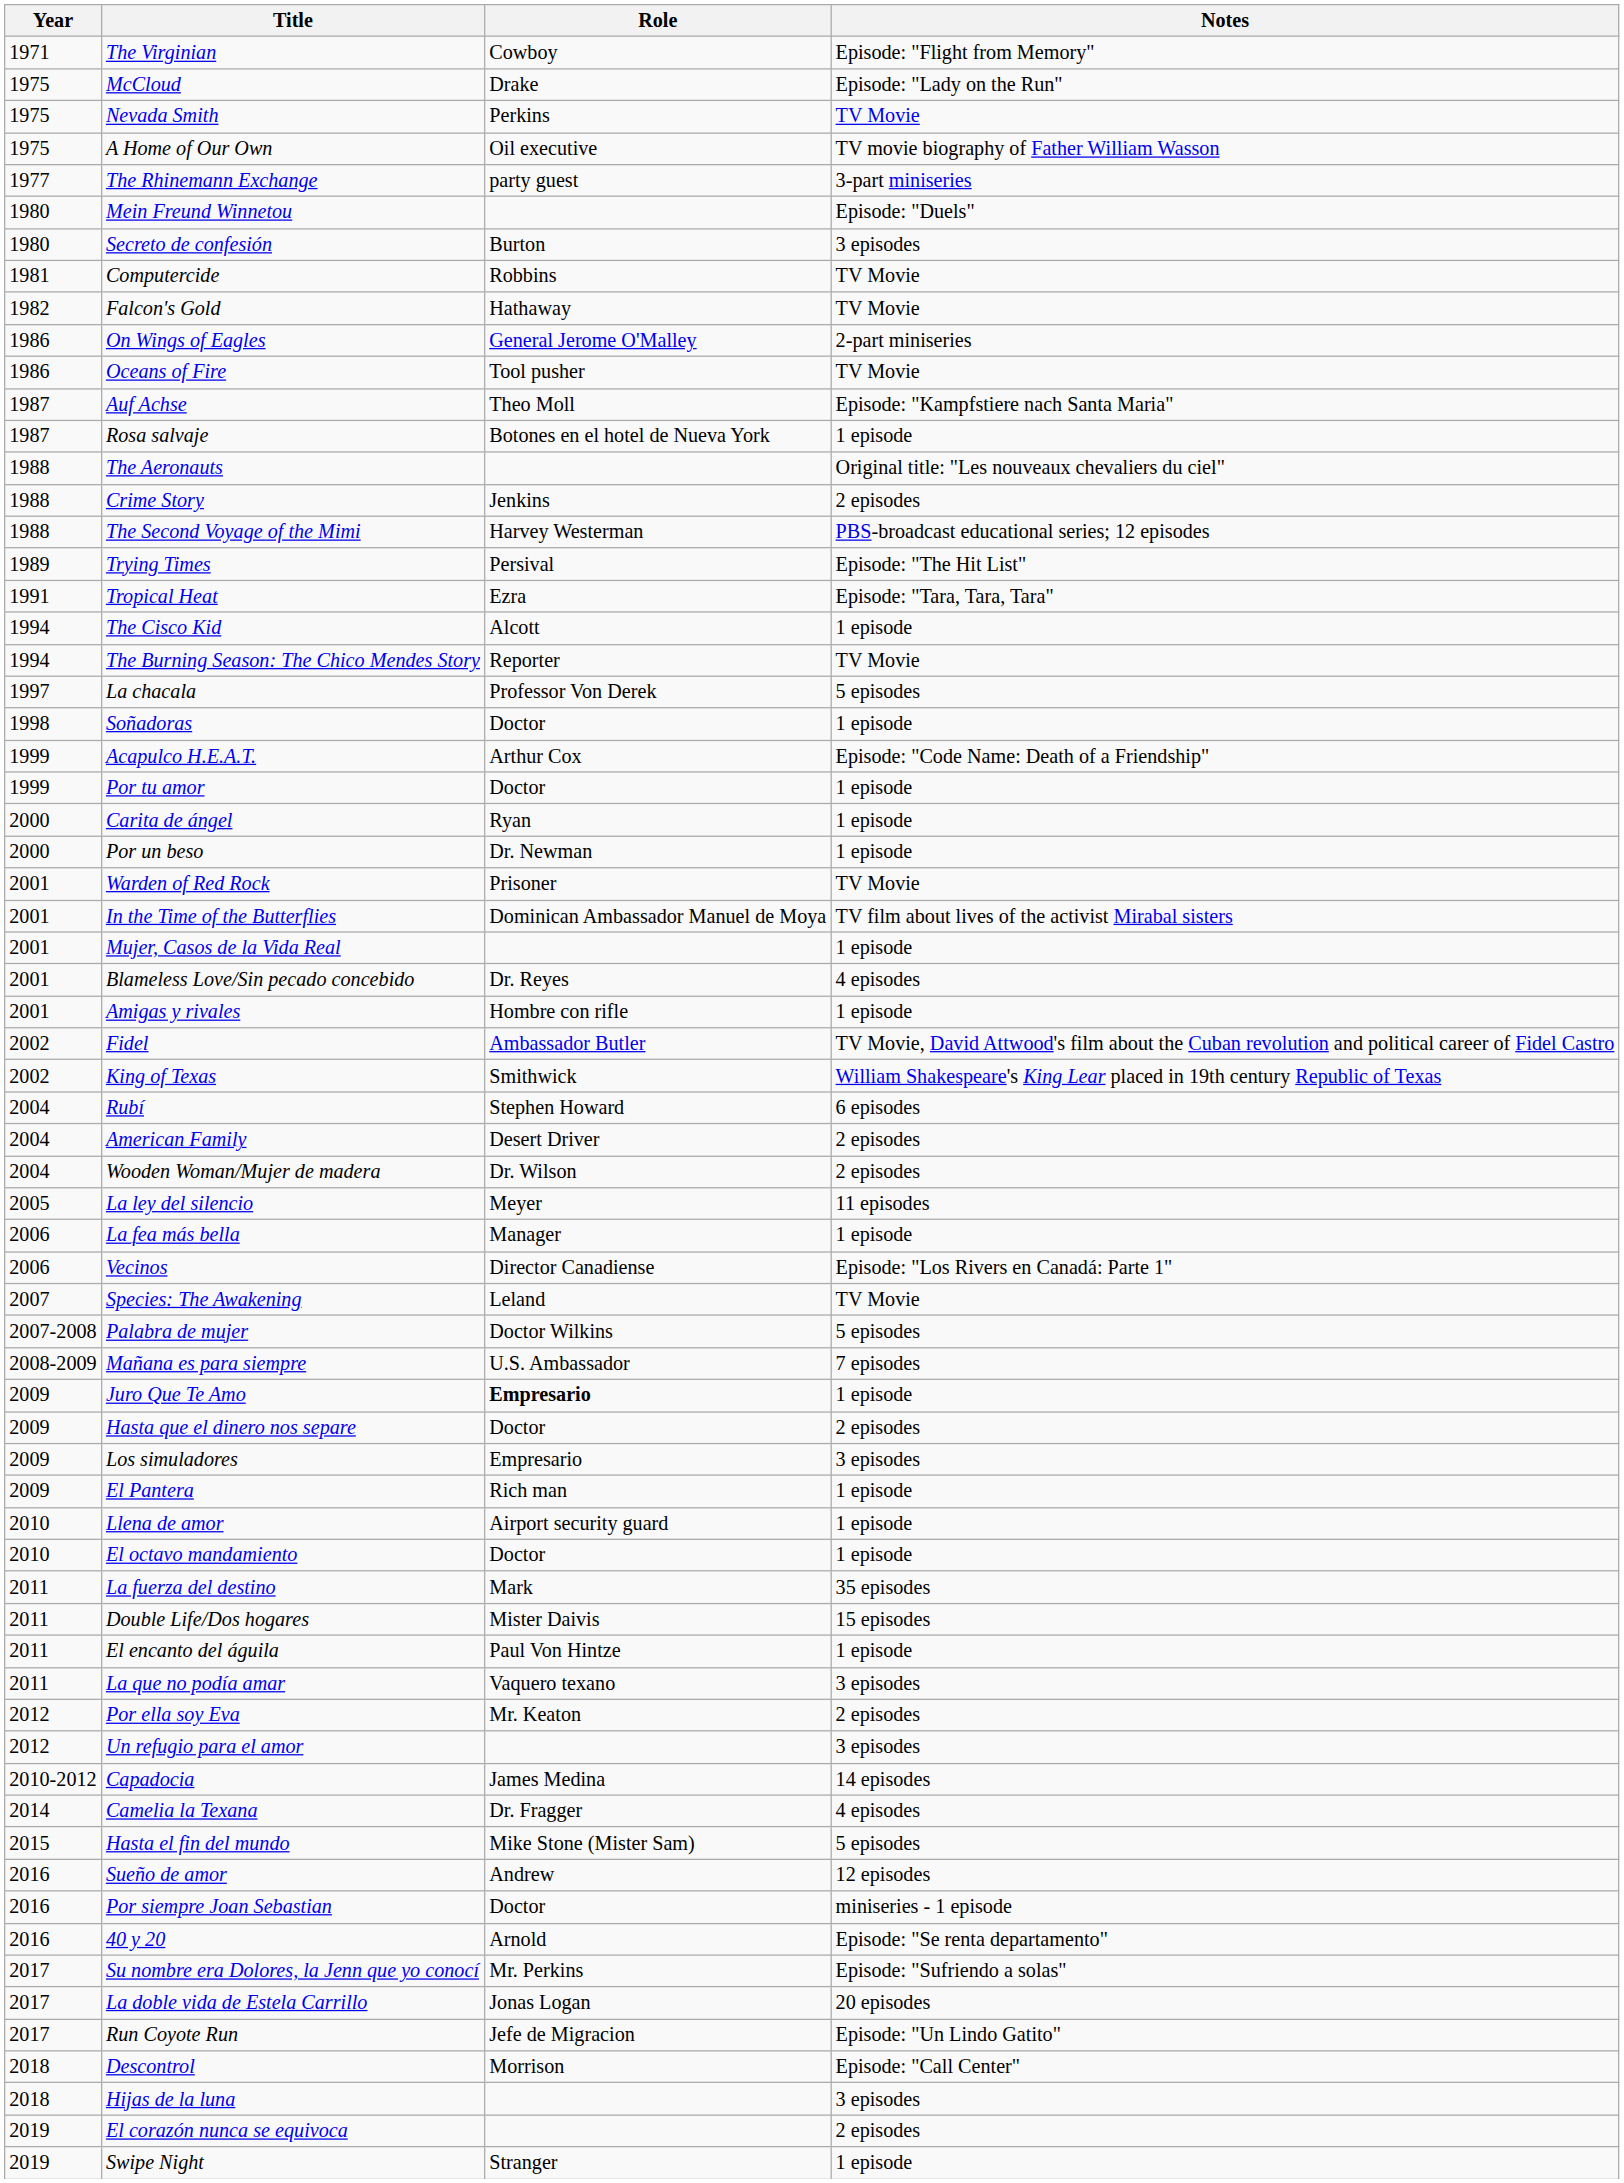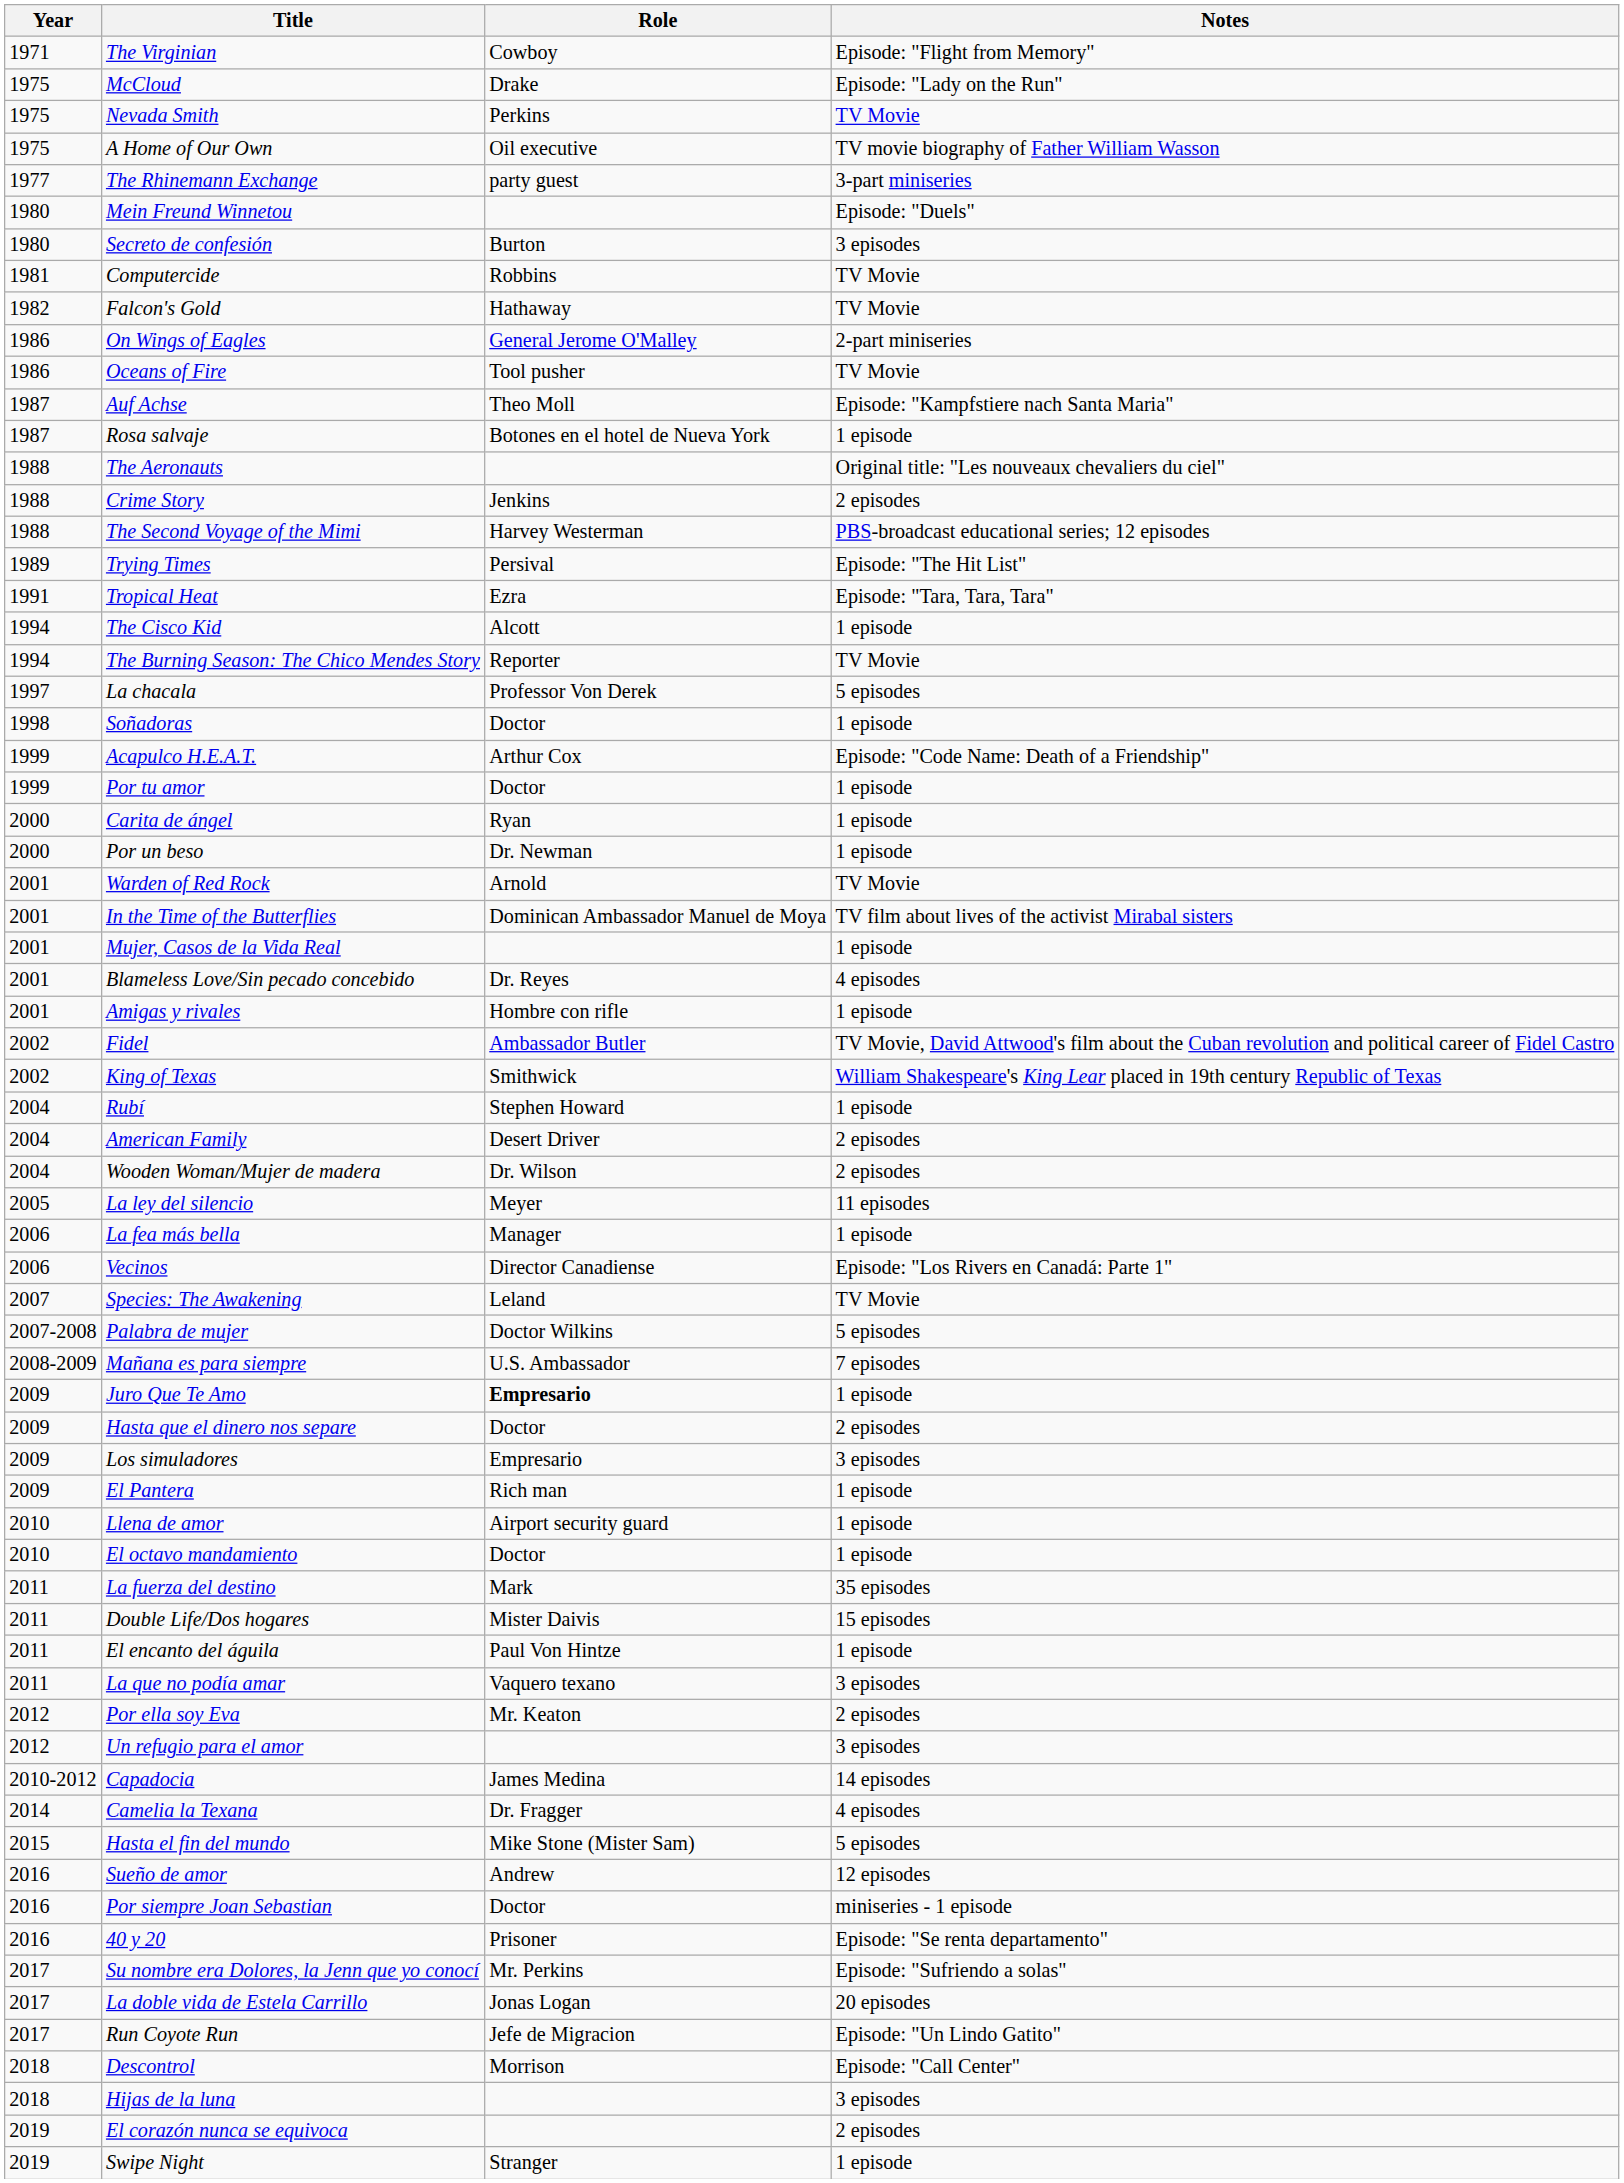(523, 883) Prisoner -> (518, 883) Arnold
(878, 1107) 6 episodes -> (874, 1107) 1 episode
(518, 1938) Arnold -> (523, 1938) Prisoner
